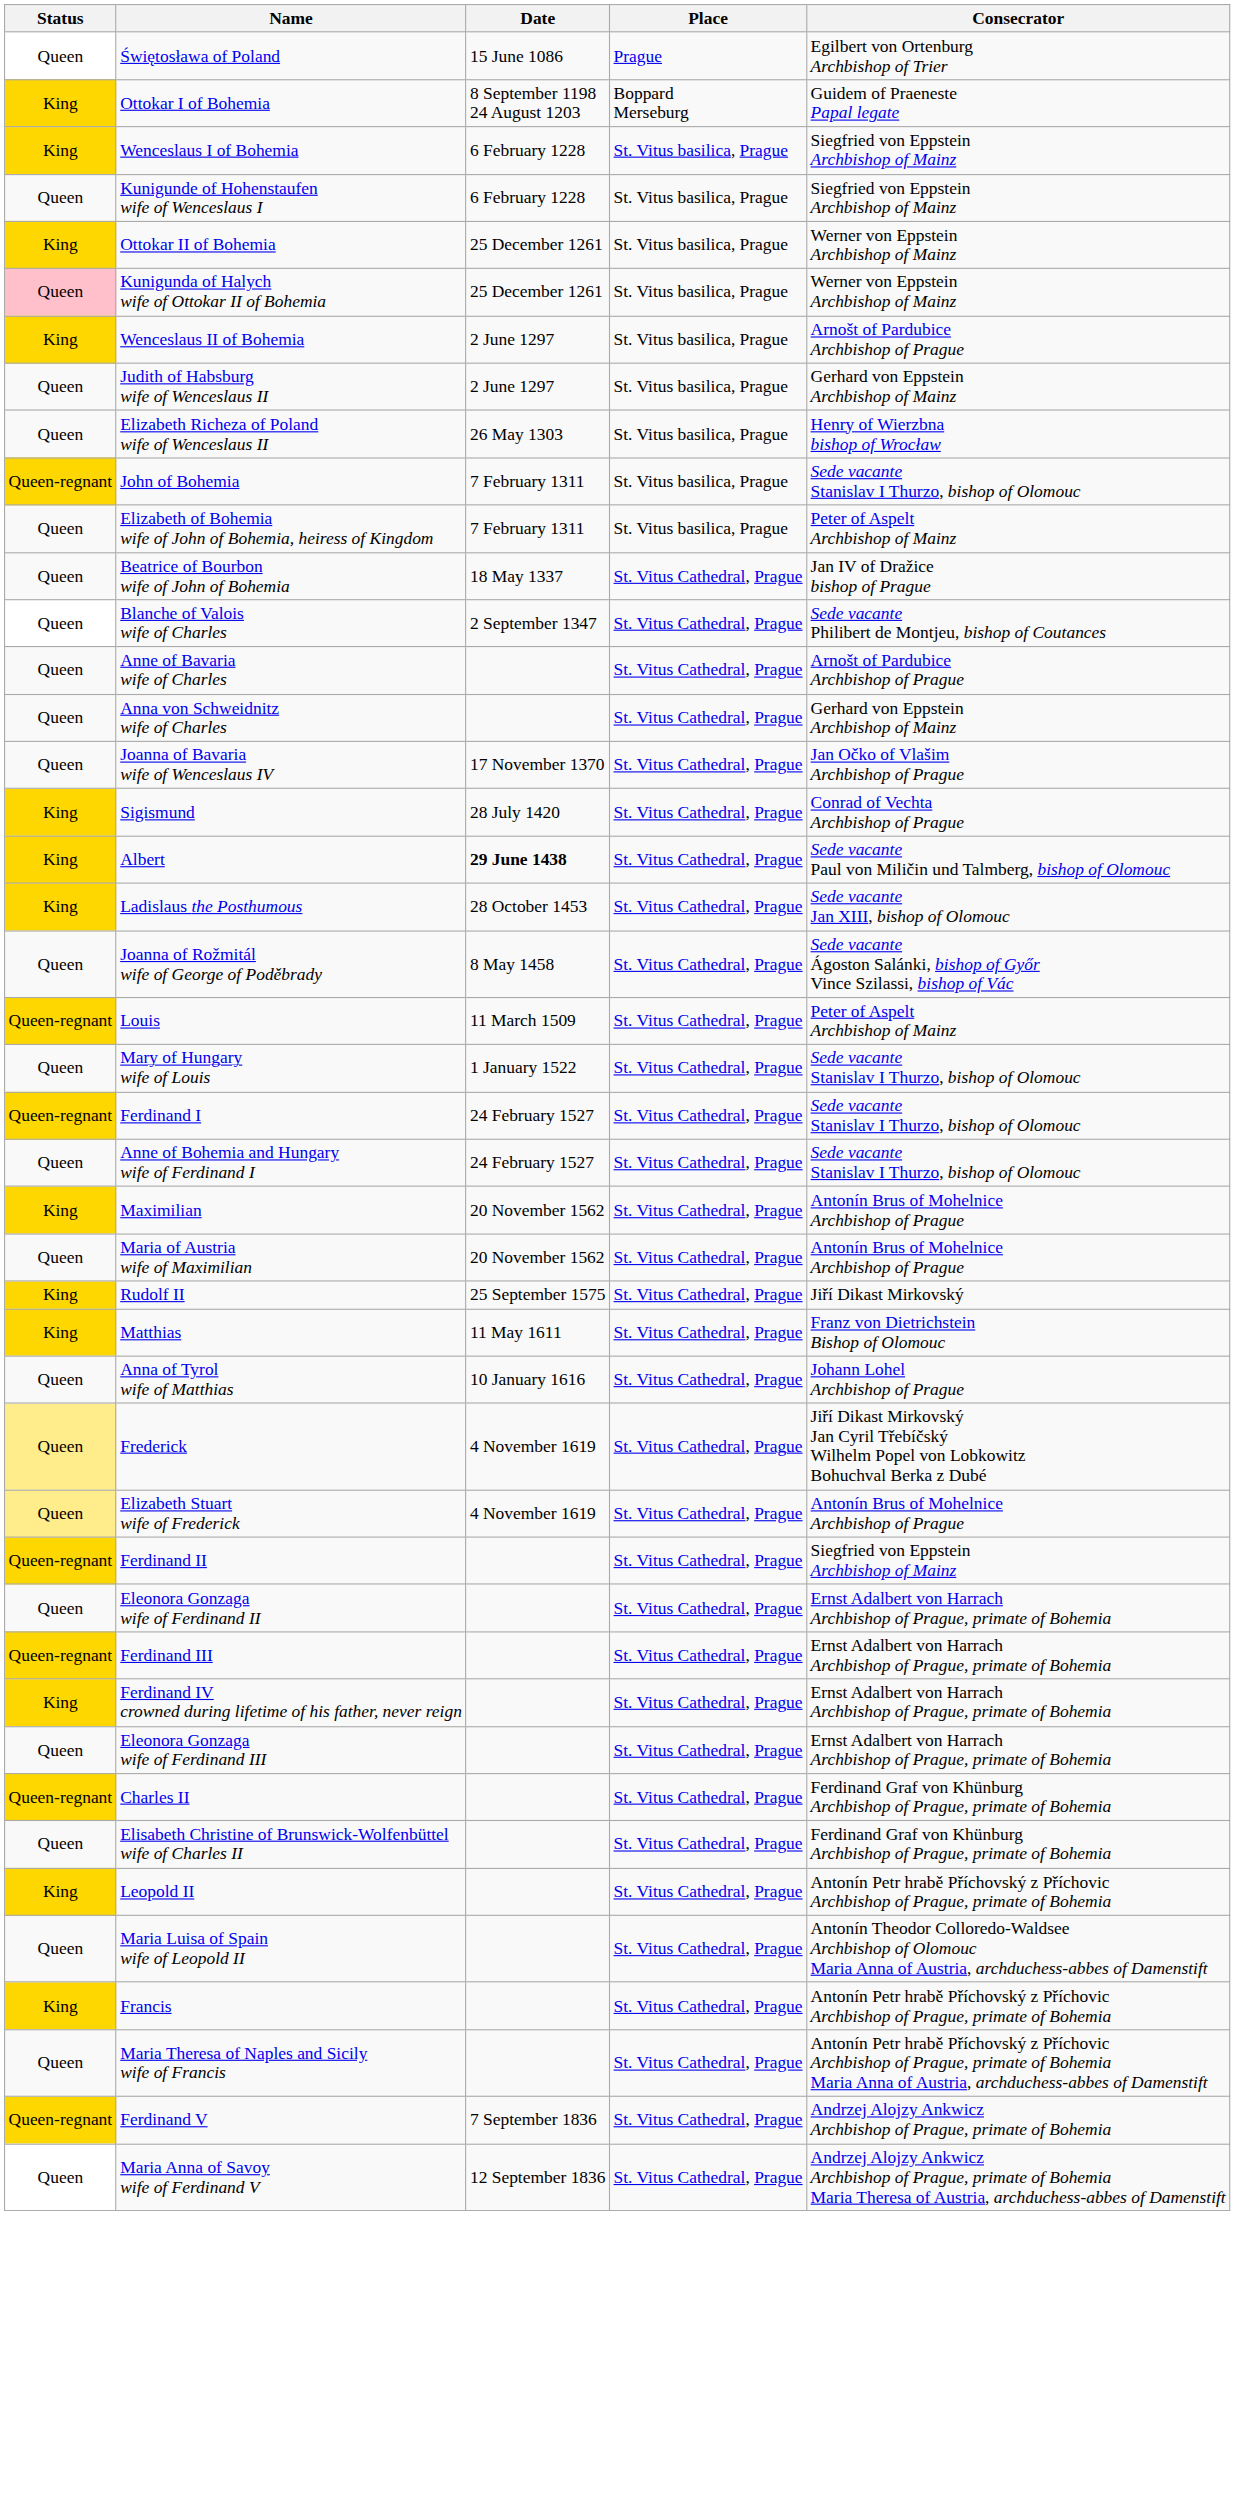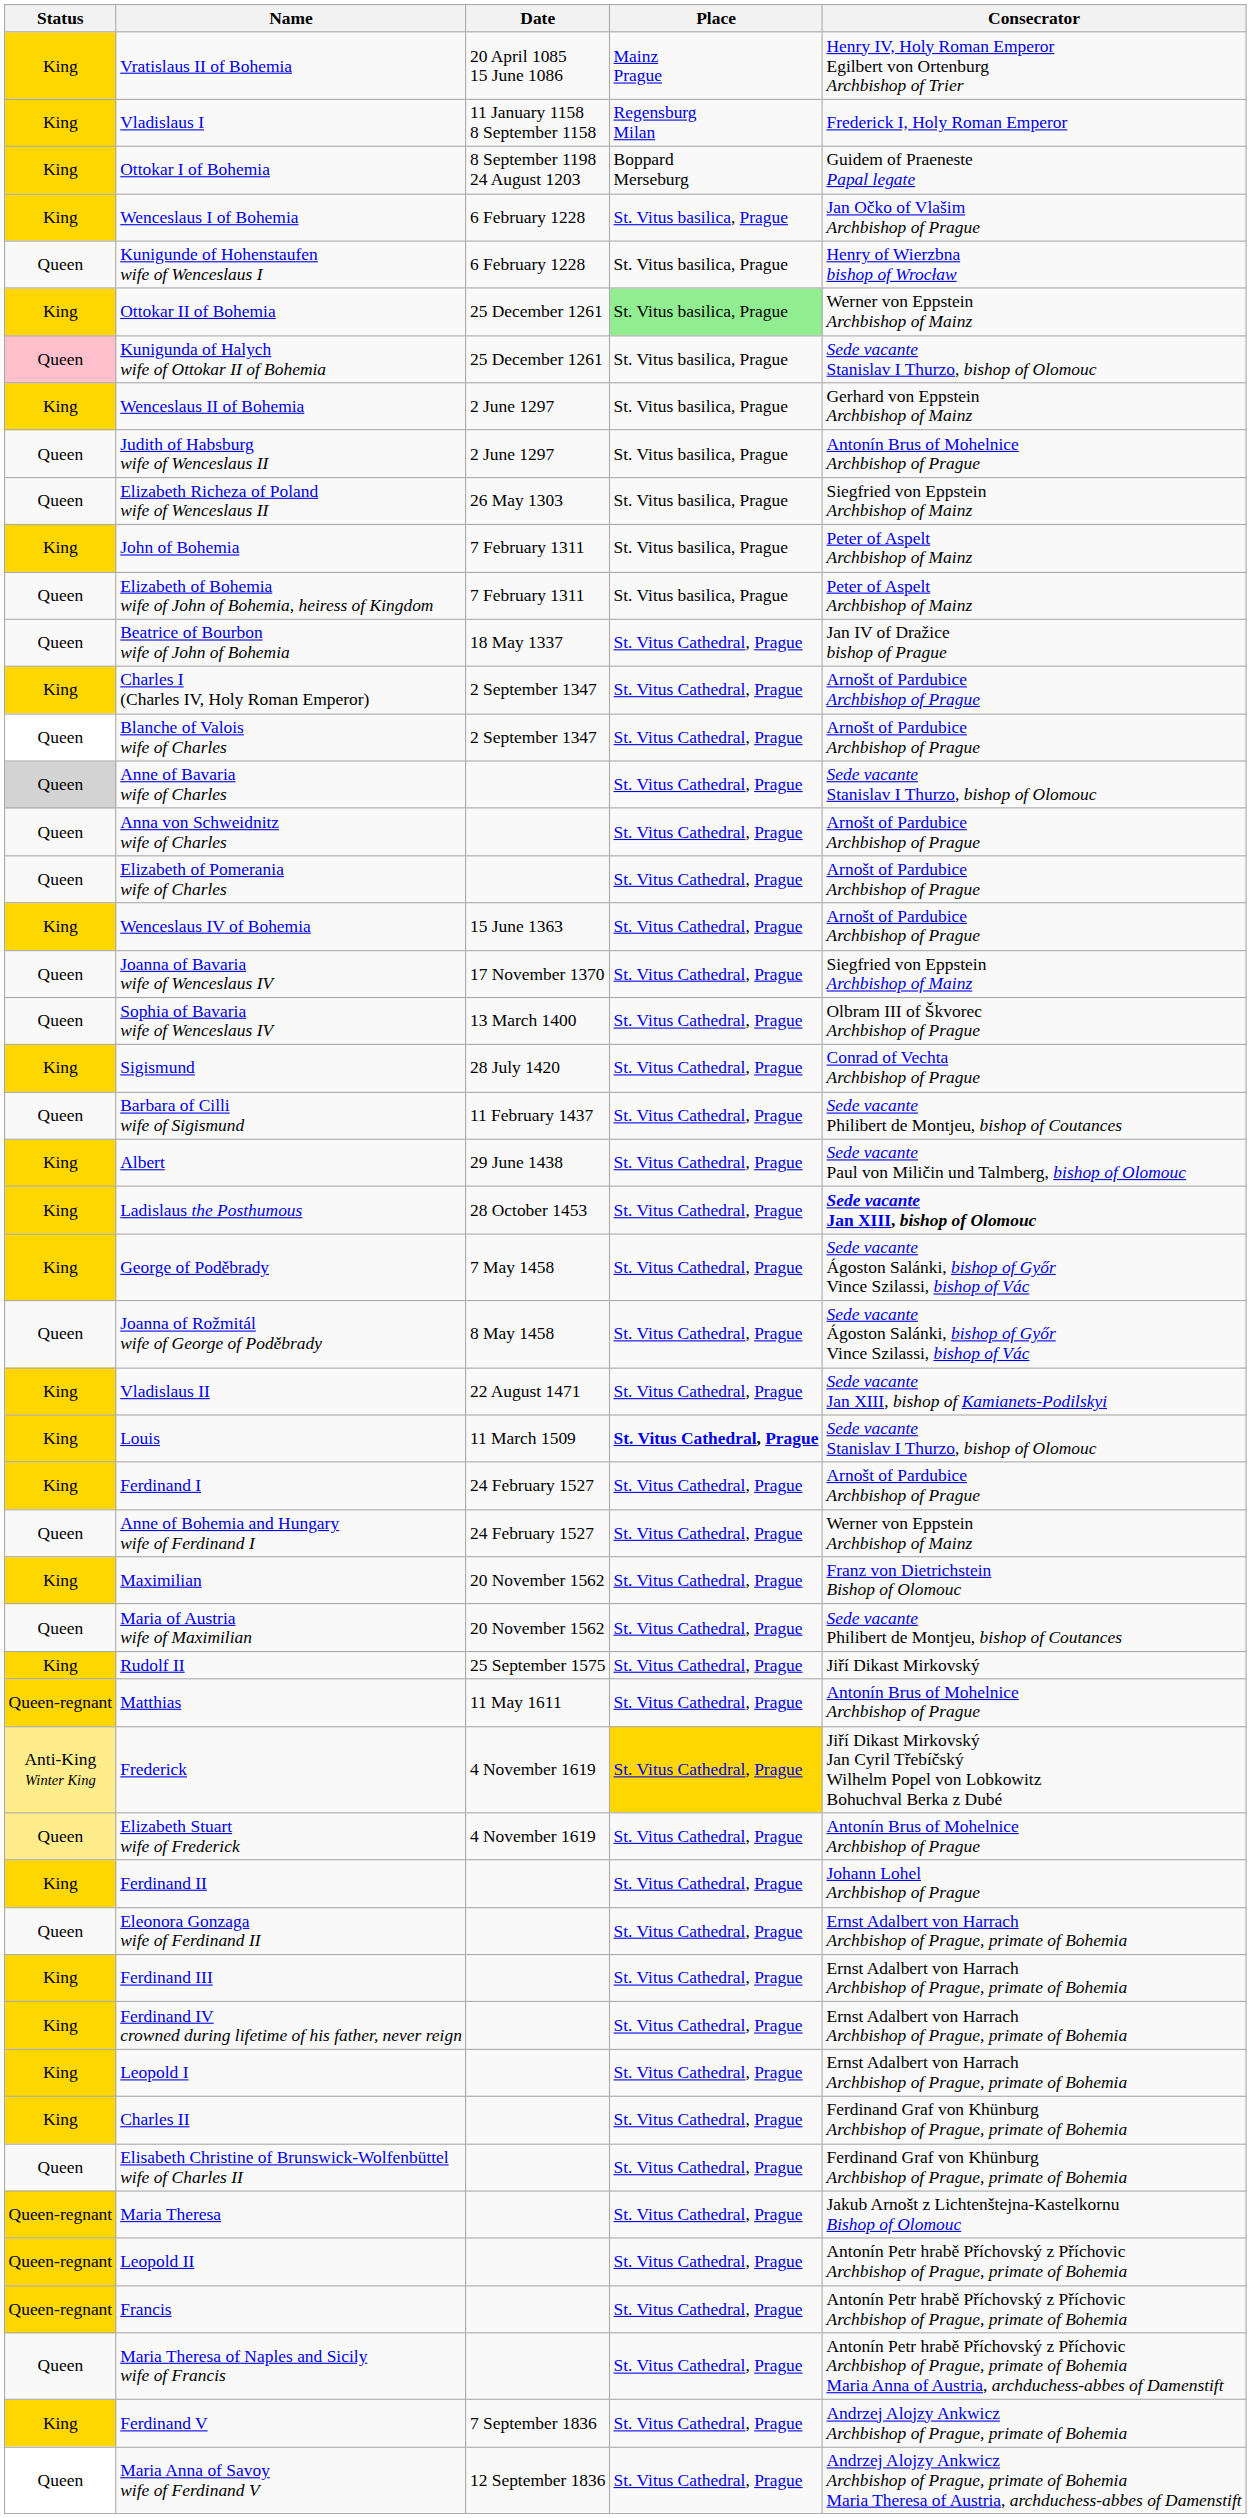+ row: (206, 65)
- row: (200, 55)
+ row: (162, 122)
(891, 150) Siegfried von Eppstein Archbishop of Mainz -> (903, 217) Jan Očko of Vlašim Archbishop of Prague
(891, 197) Siegfried von Eppstein Archbishop of Mainz -> (893, 264) Henry of Wierzbna bishop of Wrocław
(701, 244) no background -> (701, 311) lightgreen background
(884, 292) Werner von Eppstein Archbishop of Mainz -> (962, 359) Sede vacante Stanislav I Thurzo, bishop of Olomouc
(887, 339) Arnošt of Pardubice Archbishop of Prague -> (903, 406) Gerhard von Eppstein Archbishop of Mainz
(887, 386) Gerhard von Eppstein Archbishop of Mainz -> (923, 453) Antonín Brus of Mohelnice Archbishop of Prague
(877, 434) Henry of Wierzbna bishop of Wrocław -> (906, 500) Siegfried von Eppstein Archbishop of Mainz
(60, 481) Queen-regnant -> (60, 548) King
(946, 481) Sede vacante Stanislav I Thurzo, bishop of Olomouc -> (899, 548) Peter of Aspelt Archbishop of Mainz
+ row: (245, 690)
(958, 623) Sede vacante Philibert de Montjeu, bishop of Coutances -> (903, 737) Arnošt of Pardubice Archbishop of Prague
(60, 670) no background -> (60, 784) lightgrey background
(887, 670) Arnošt of Pardubice Archbishop of Prague -> (962, 784) Sede vacante Stanislav I Thurzo, bishop of Olomouc
(887, 717) Gerhard von Eppstein Archbishop of Mainz -> (903, 831) Arnošt of Pardubice Archbishop of Prague
+ row: (202, 879)
+ row: (215, 926)
(887, 764) Jan Očko of Vlašim Archbishop of Prague -> (906, 973) Siegfried von Eppstein Archbishop of Mainz
+ row: (197, 1020)
+ row: (182, 1115)
(518, 859) bold -> (516, 1162) normal
(910, 906) normal -> (931, 1210) bold
+ row: (195, 1267)
+ row: (165, 1391)
(60, 1020) Queen-regnant -> (60, 1438) King
(708, 1020) normal -> (716, 1438) bold
(883, 1020) Peter of Aspelt Archbishop of Mainz -> (962, 1438) Sede vacante Stanislav I Thurzo, bishop of Olomouc
- row: (181, 1068)
(60, 1115) Queen-regnant -> (60, 1485) King
(946, 1115) Sede vacante Stanislav I Thurzo, bishop of Olomouc -> (903, 1485) Arnošt of Pardubice Archbishop of Prague
(946, 1162) Sede vacante Stanislav I Thurzo, bishop of Olomouc -> (900, 1533) Werner von Eppstein Archbishop of Mainz
(907, 1210) Antonín Brus of Mohelnice Archbishop of Prague -> (909, 1580) Franz von Dietrichstein Bishop of Olomouc
(907, 1257) Antonín Brus of Mohelnice Archbishop of Prague -> (974, 1627) Sede vacante Philibert de Montjeu, bishop of Coutances
(60, 1332) King -> (60, 1702) Queen-regnant
(893, 1332) Franz von Dietrichstein Bishop of Olomouc -> (923, 1702) Antonín Brus of Mohelnice Archbishop of Prague
- row: (177, 1379)
(60, 1446) Queen -> (60, 1769) Anti-King Winter King
(708, 1446) no background -> (708, 1769) gold background
(60, 1560) Queen-regnant -> (60, 1883) King
(891, 1560) Siegfried von Eppstein Archbishop of Mainz -> (903, 1883) Johann Lohel Archbishop of Prague
(60, 1655) Queen-regnant -> (60, 1978) King
- row: (193, 1749)
+ row: (154, 2072)
(60, 1797) Queen-regnant -> (60, 2119) King
+ row: (171, 2214)
(60, 1891) King -> (60, 2261) Queen-regnant
- row: (194, 1948)
(60, 2005) King -> (60, 2309) Queen-regnant
(60, 2119) Queen-regnant -> (60, 2423) King
